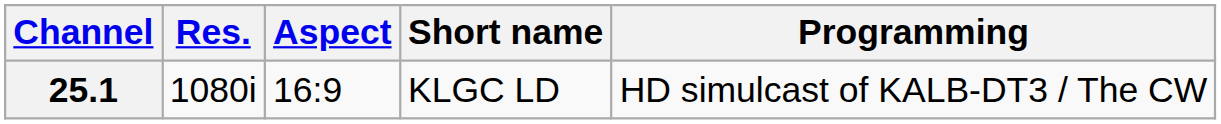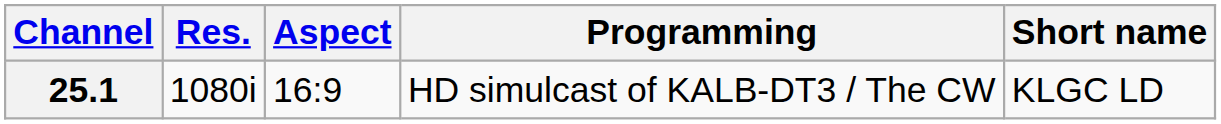columns swapped: (506, 32) <-> (913, 32)
